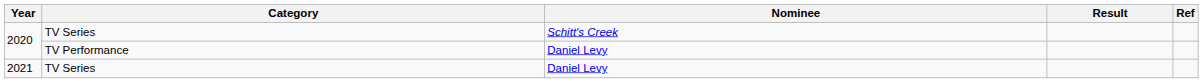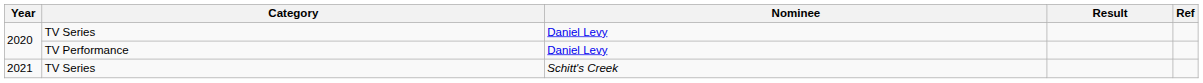(583, 31) Schitt's Creek -> (577, 31) Daniel Levy
(577, 68) Daniel Levy -> (583, 68) Schitt's Creek
